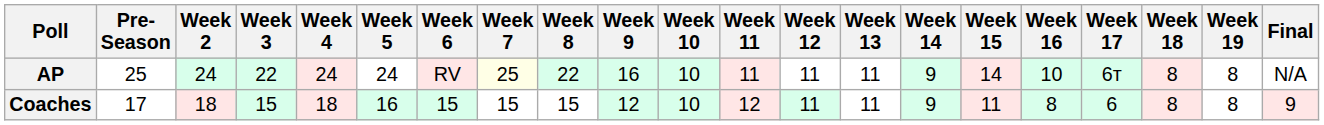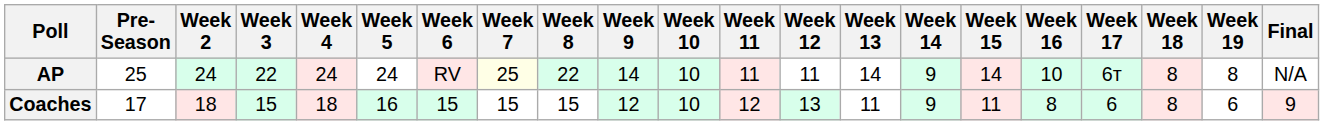(629, 74) 16 -> (629, 74) 14
(870, 74) 11 -> (870, 74) 14
(810, 105) 11 -> (810, 105) 13
(1233, 105) 8 -> (1233, 105) 6
